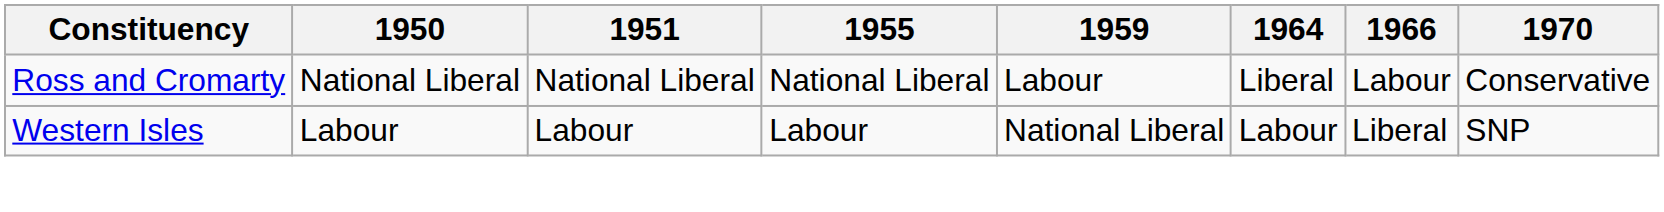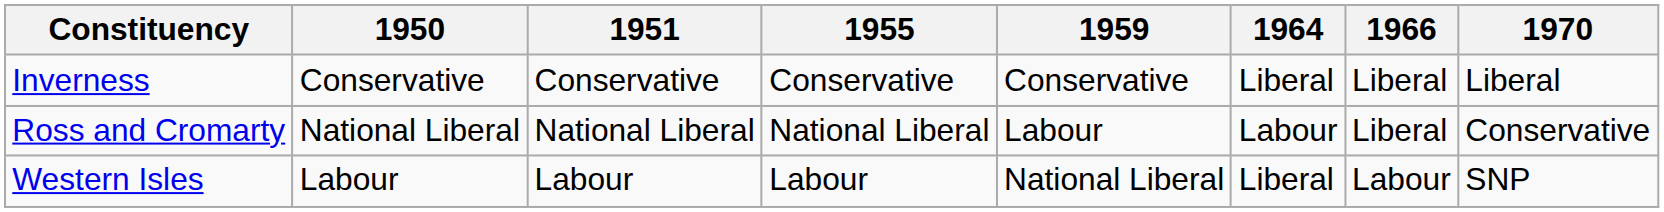+ row: (81, 79)
(1286, 79) Liberal -> (1288, 130) Labour
(1401, 79) Labour -> (1400, 130) Liberal
(1288, 130) Labour -> (1286, 180) Liberal
(1400, 130) Liberal -> (1401, 180) Labour
